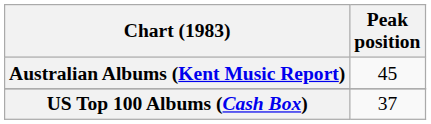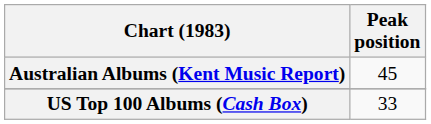(387, 103) 37 -> (387, 103) 33
